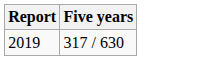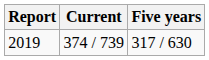+ column: (94, 17)
